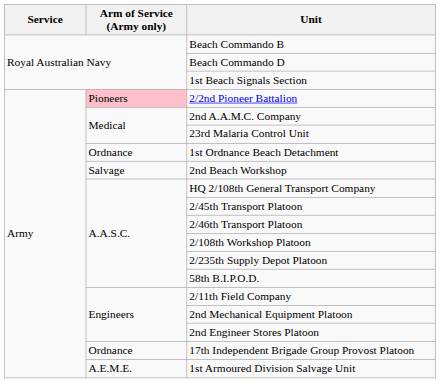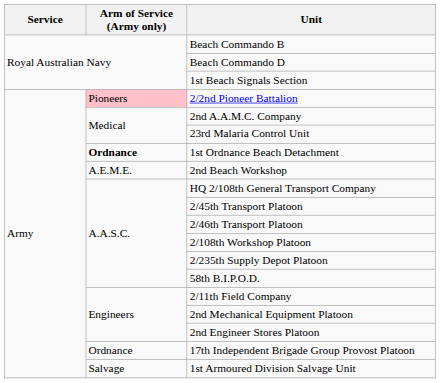(111, 152) normal -> (113, 152) bold
(106, 170) Salvage -> (110, 170) A.E.M.E.
(110, 368) A.E.M.E. -> (106, 368) Salvage
